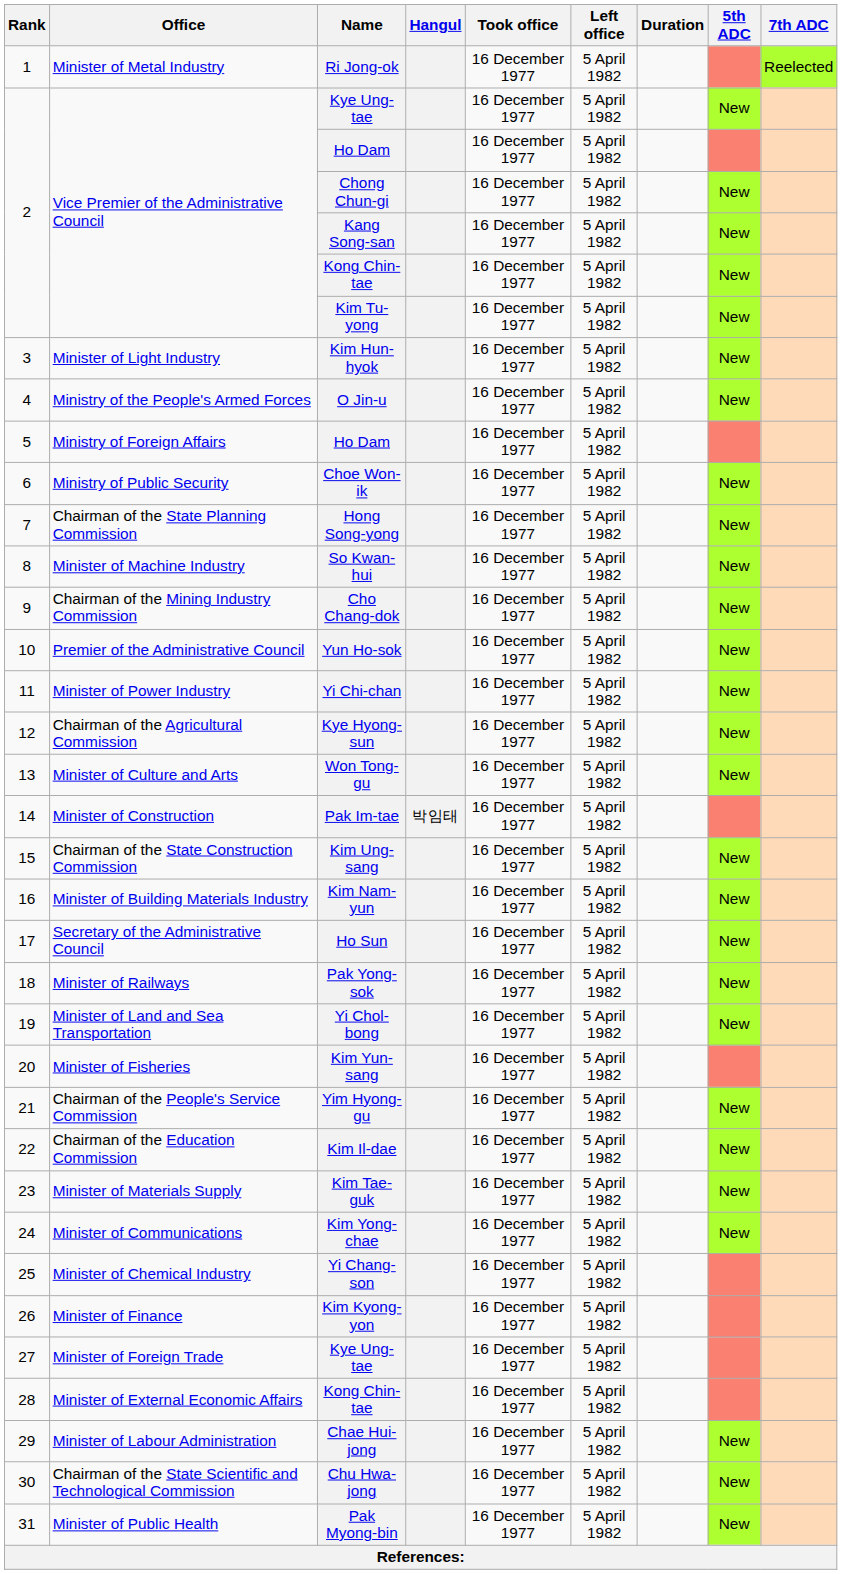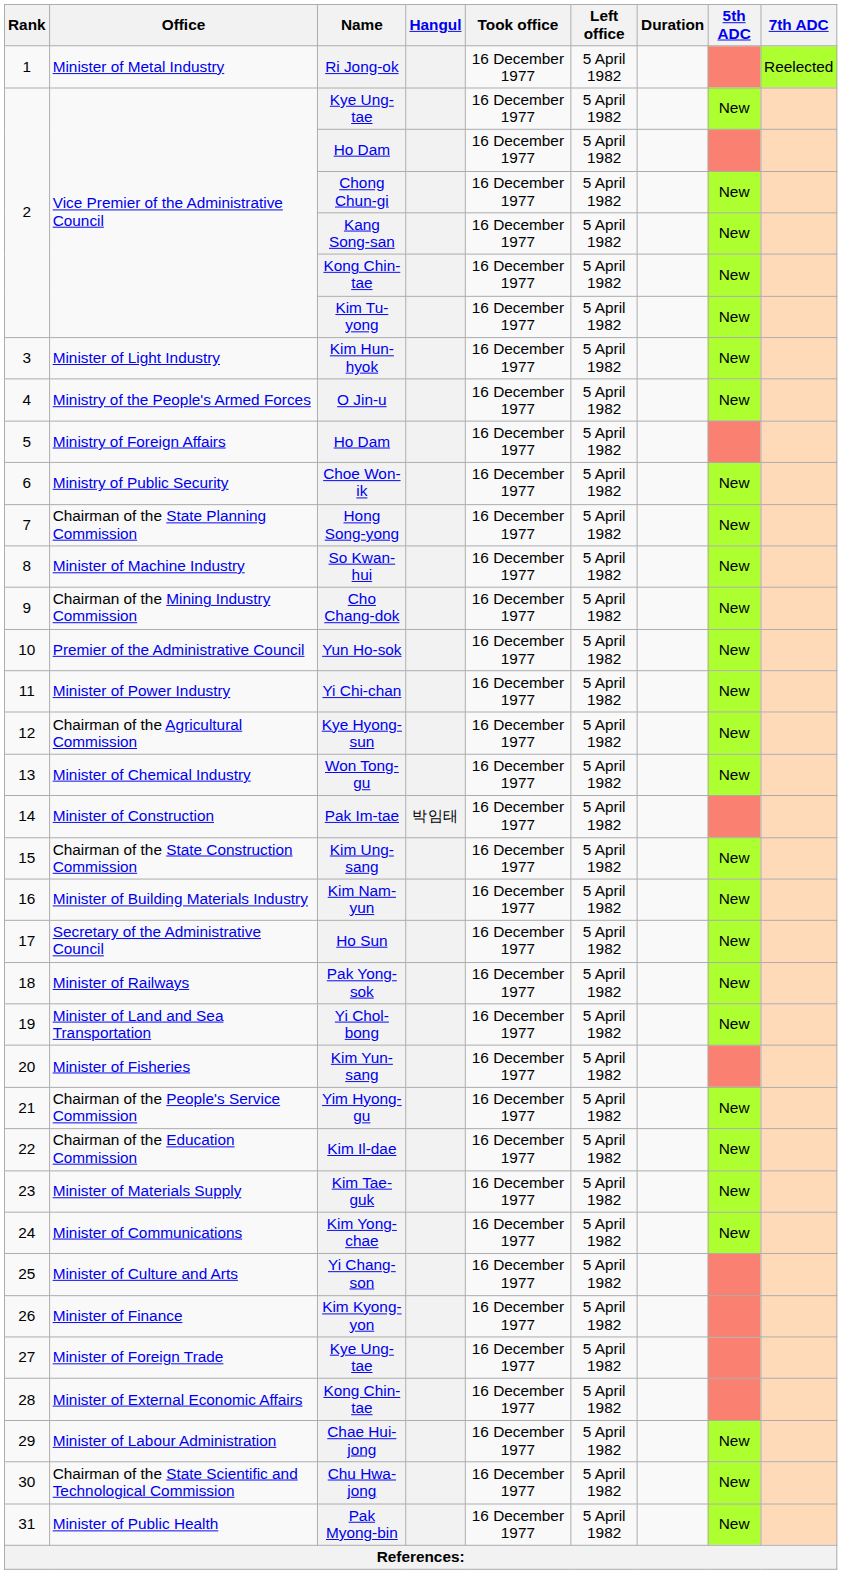(145, 774) Minister of Culture and Arts -> (152, 774) Minister of Chemical Industry
(152, 1274) Minister of Chemical Industry -> (145, 1274) Minister of Culture and Arts
